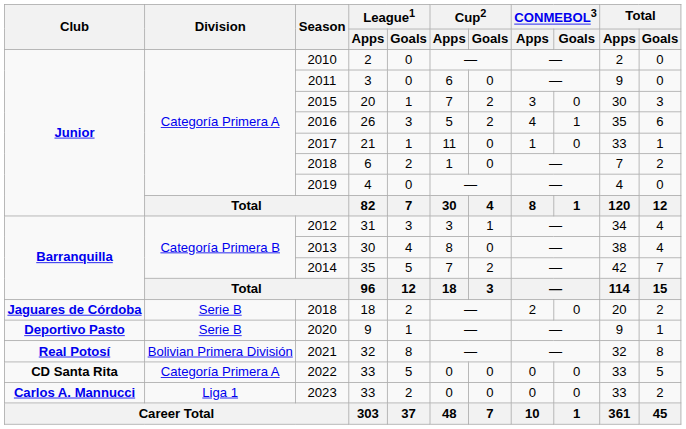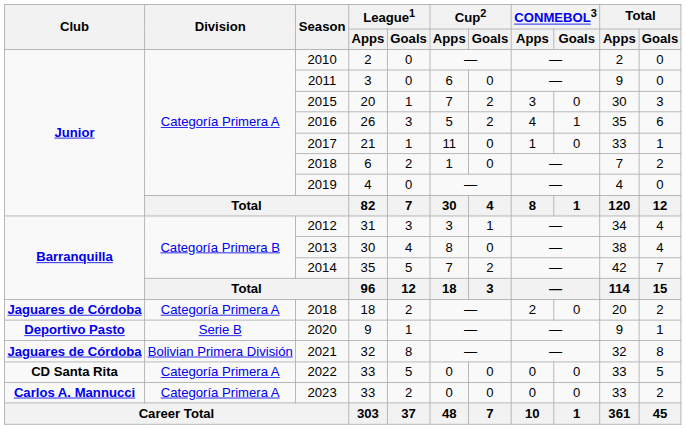(220, 309) Serie B -> (220, 309) Categoría Primera A
(75, 351) Real Potosí -> (75, 351) Jaguares de Córdoba
(220, 392) Liga 1 -> (220, 392) Categoría Primera A
